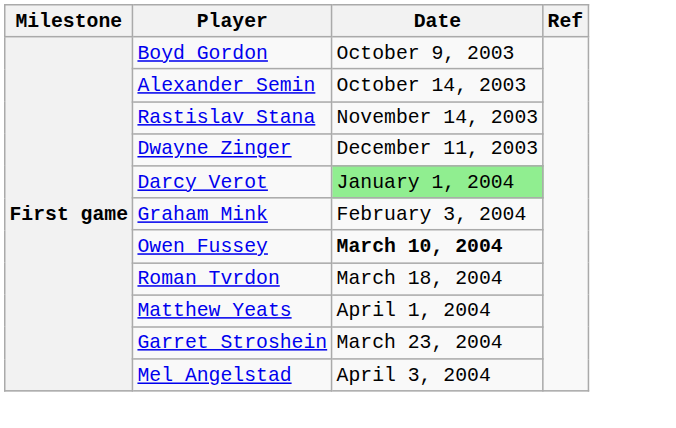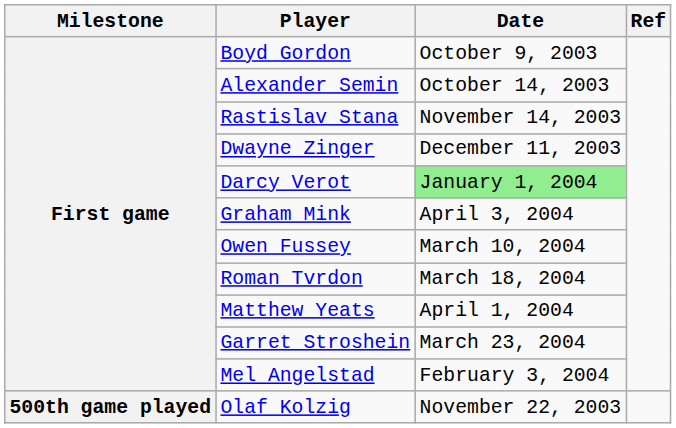(431, 214) February 3, 2004 -> (497, 214) April 3, 2004
(420, 246) bold -> (503, 246) normal
(414, 375) April 3, 2004 -> (514, 375) February 3, 2004
+ row: (286, 407)
